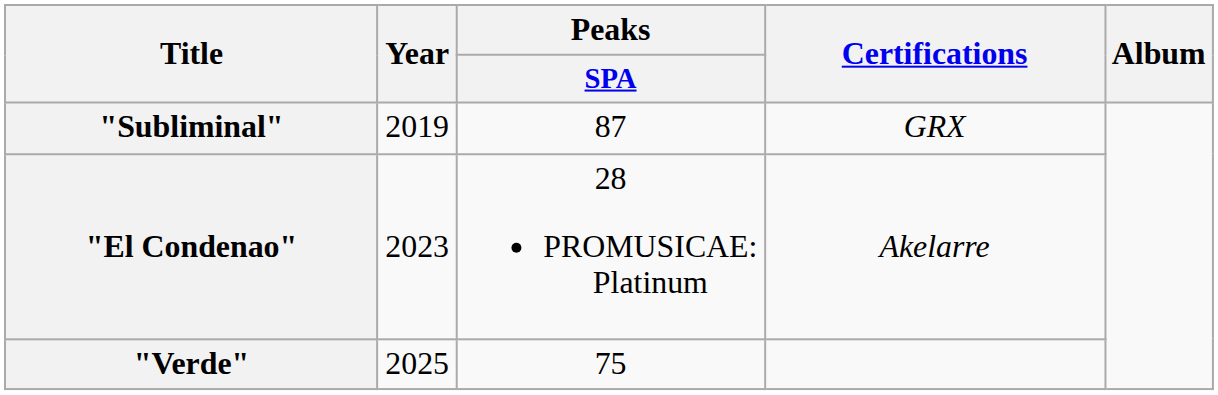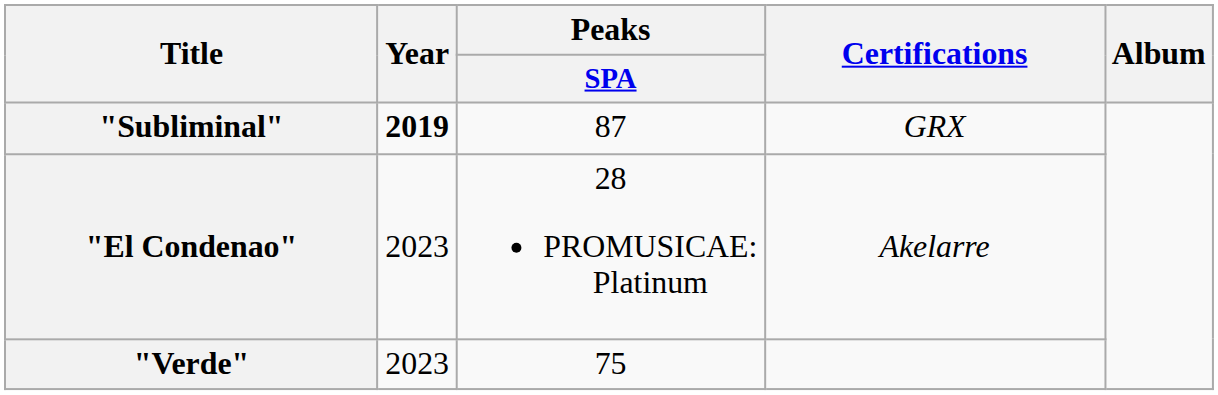(417, 127) normal -> (417, 127) bold
(417, 363) 2025 -> (417, 363) 2023
